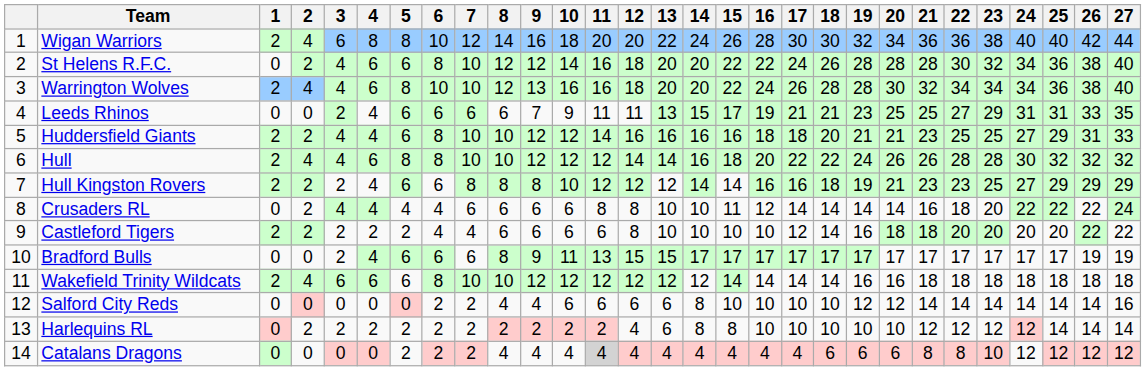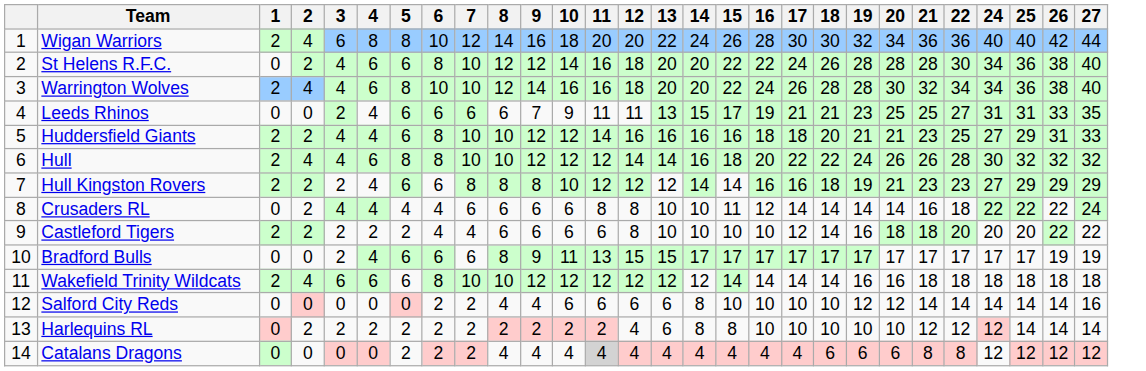- column: (993, 16)
(536, 89) 13 -> (536, 89) 14
